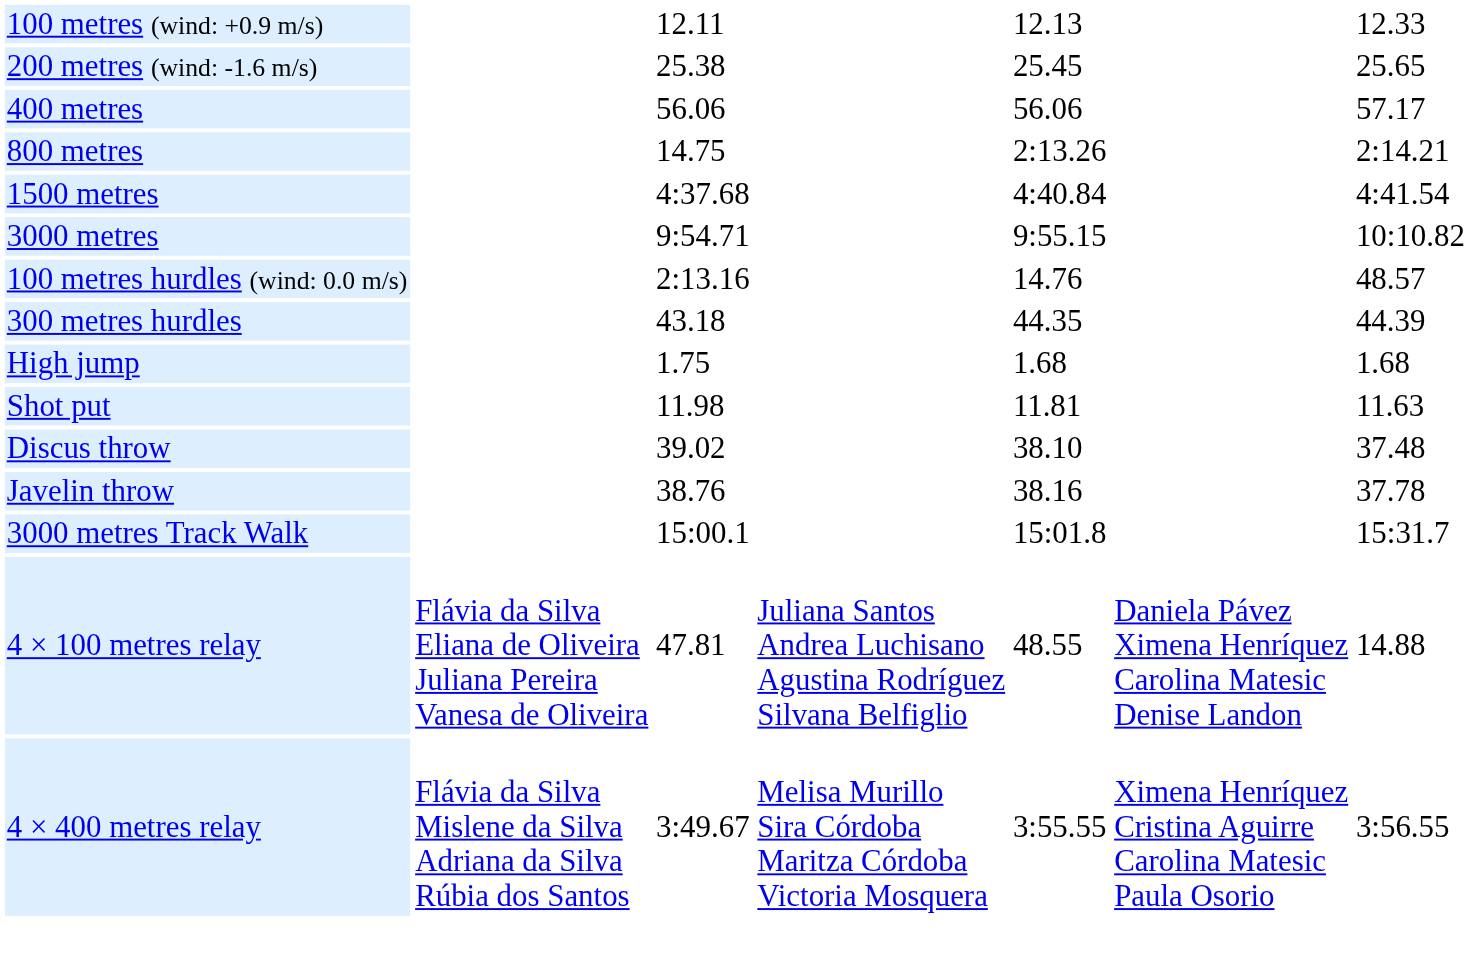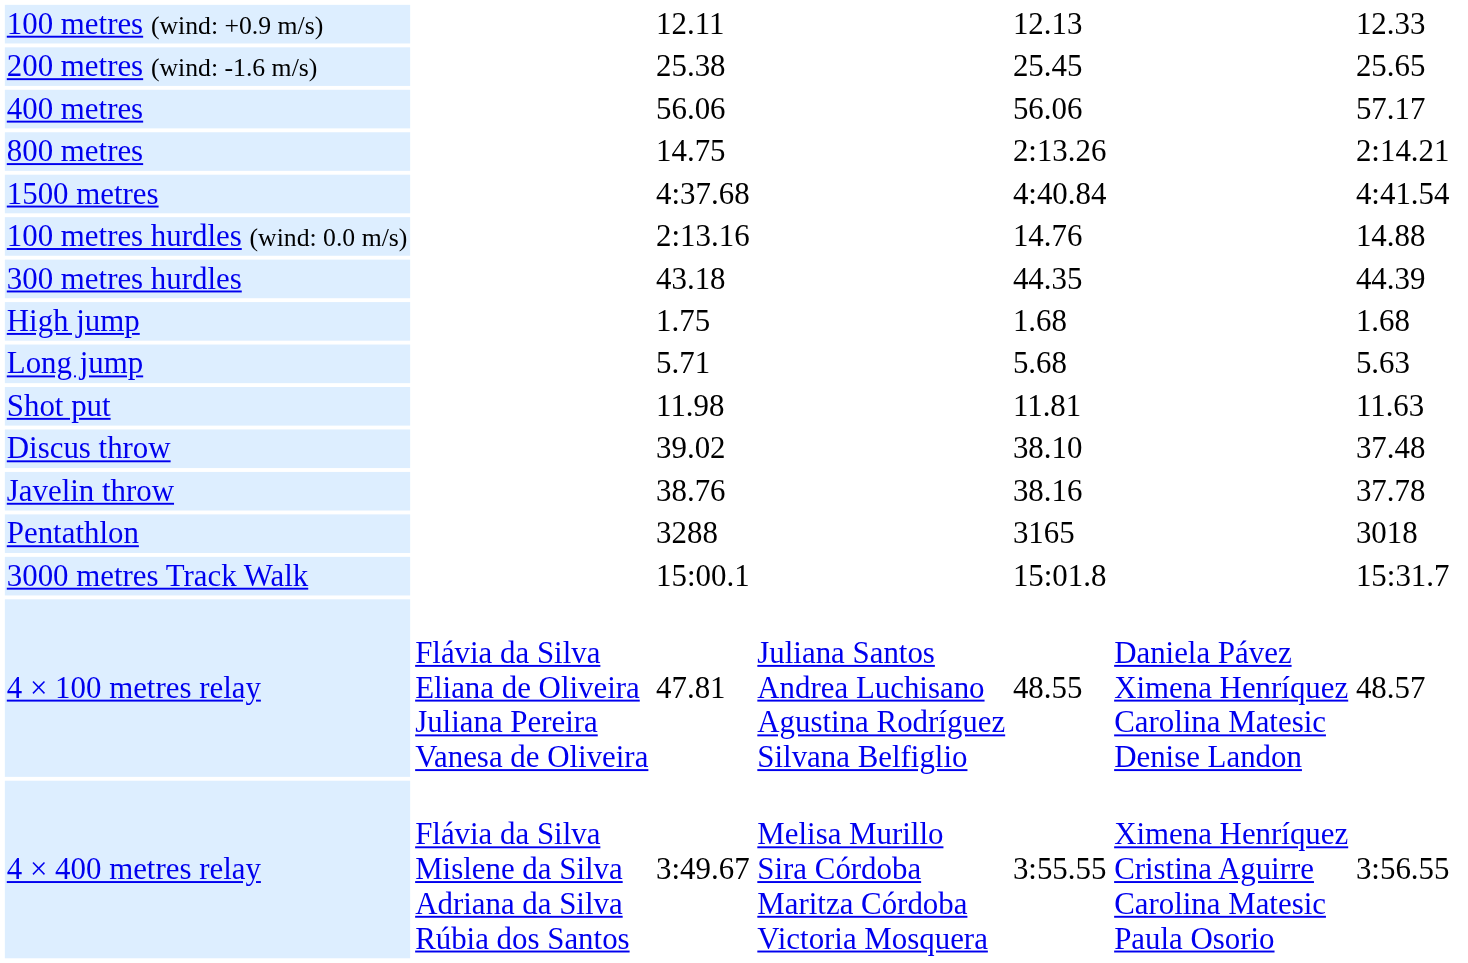- row: (83, 235)
(1391, 278) 48.57 -> (1391, 235) 14.88
+ row: (75, 363)
+ row: (73, 533)
(1391, 645) 14.88 -> (1391, 687) 48.57
